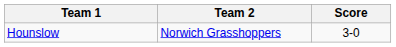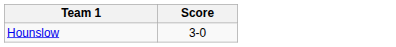- column: (235, 13)
